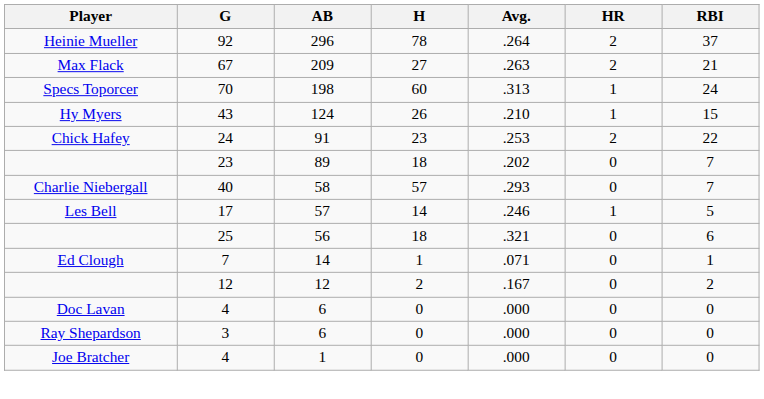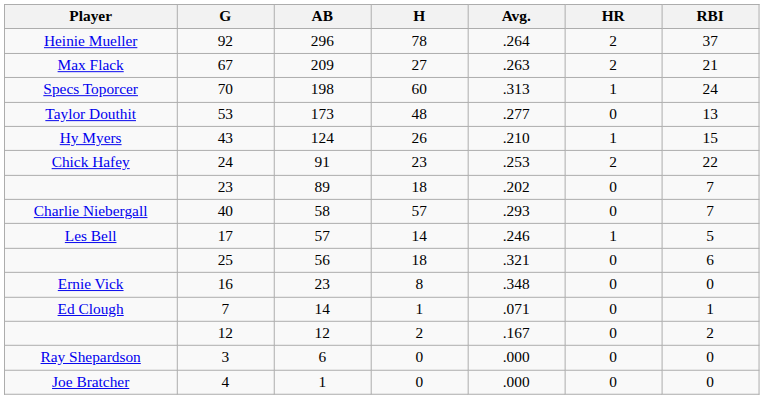+ row: (225, 114)
+ row: (225, 284)
- row: (225, 308)
